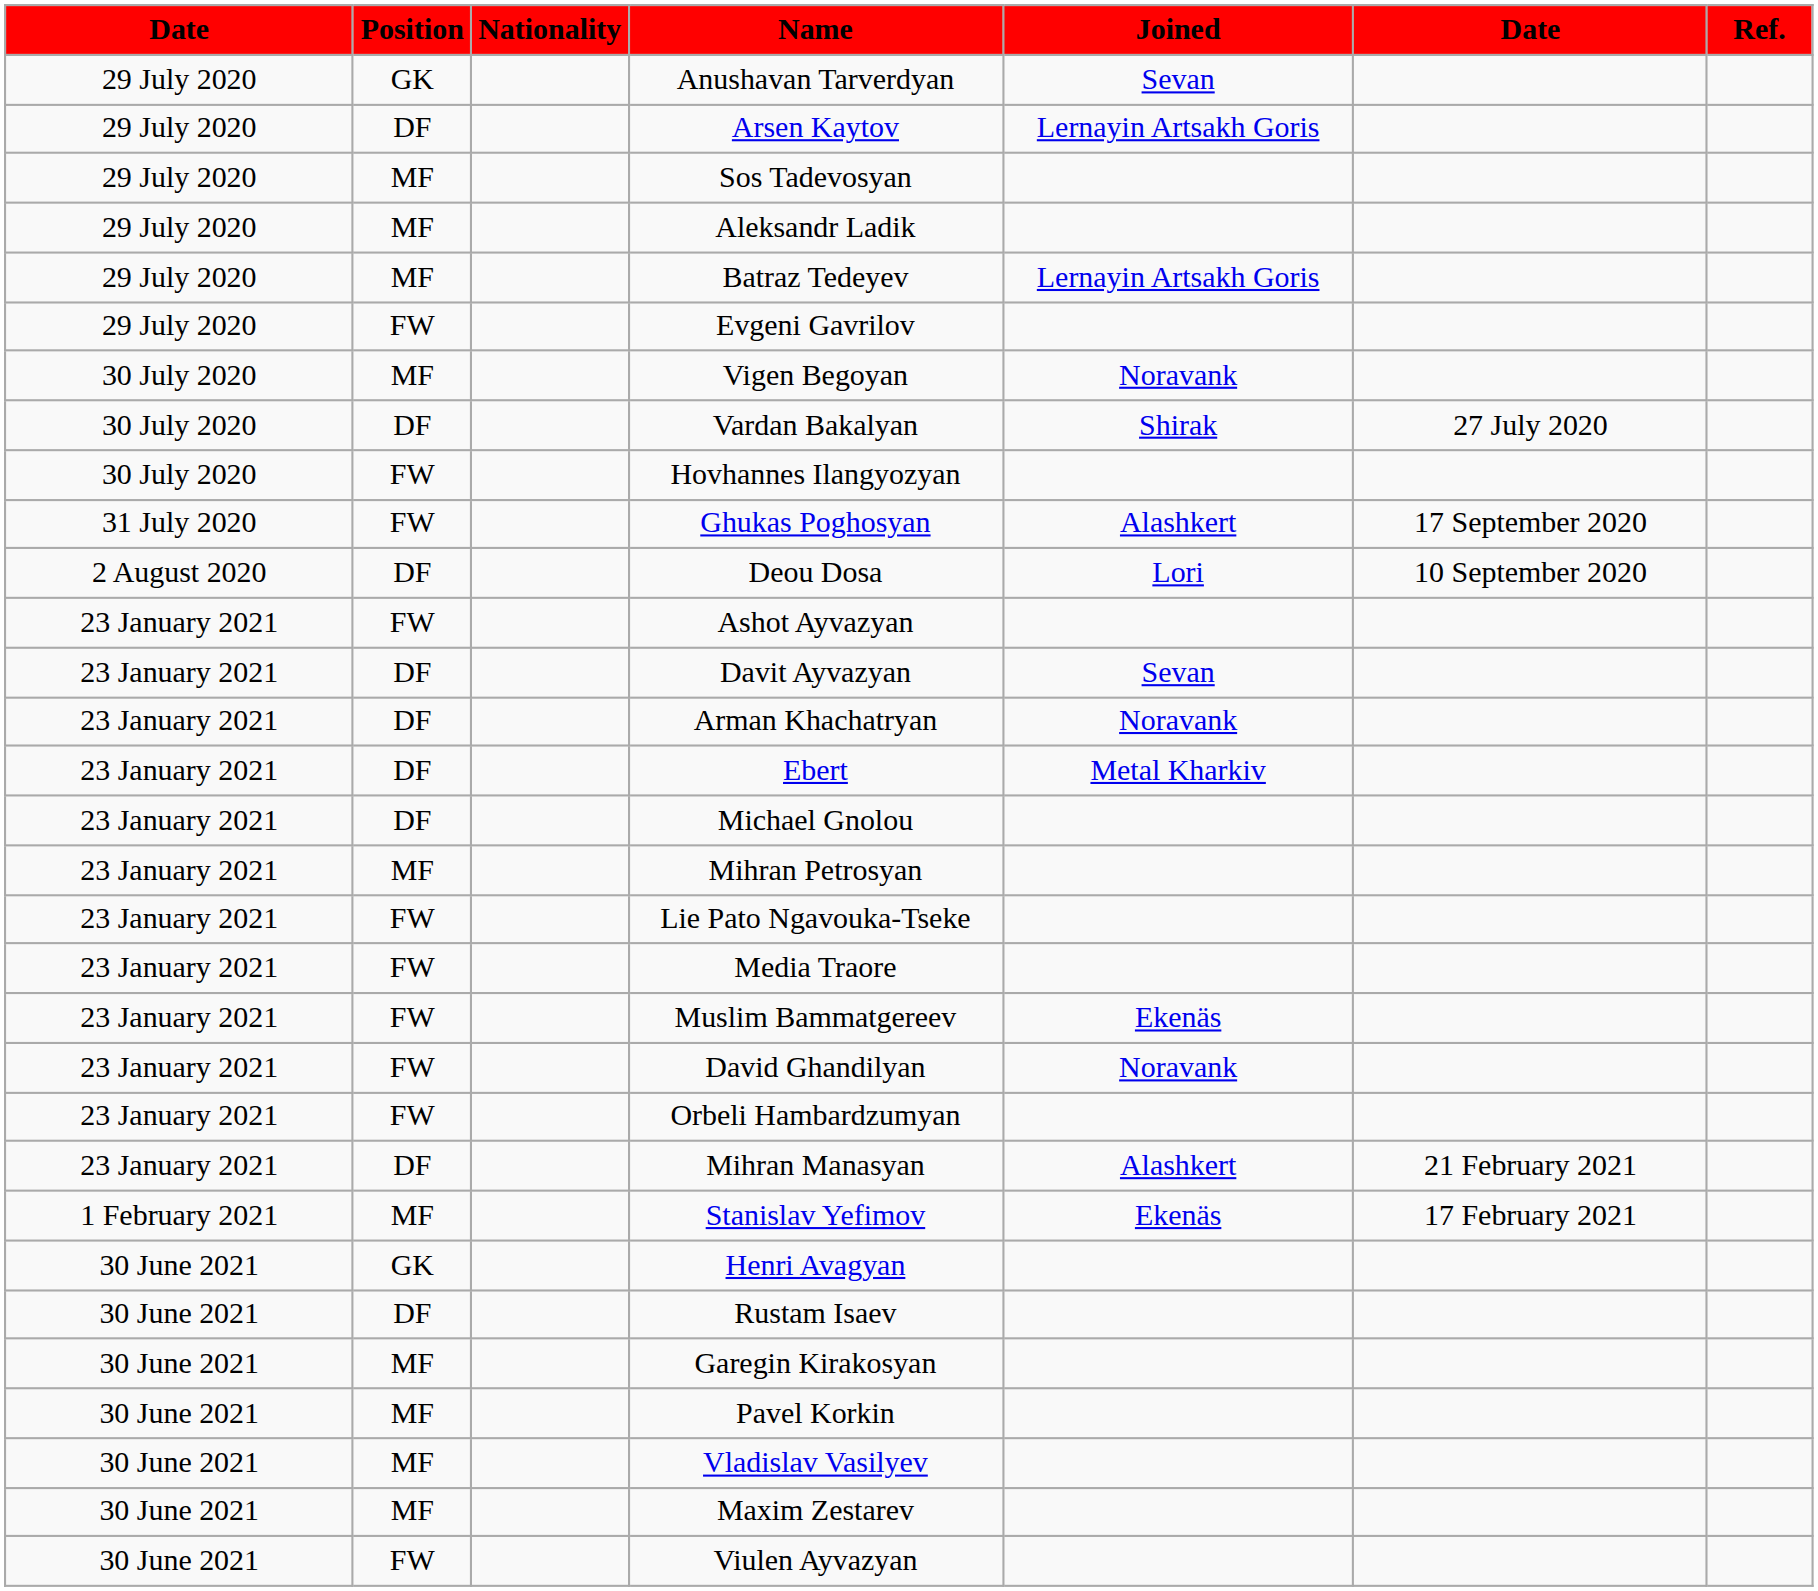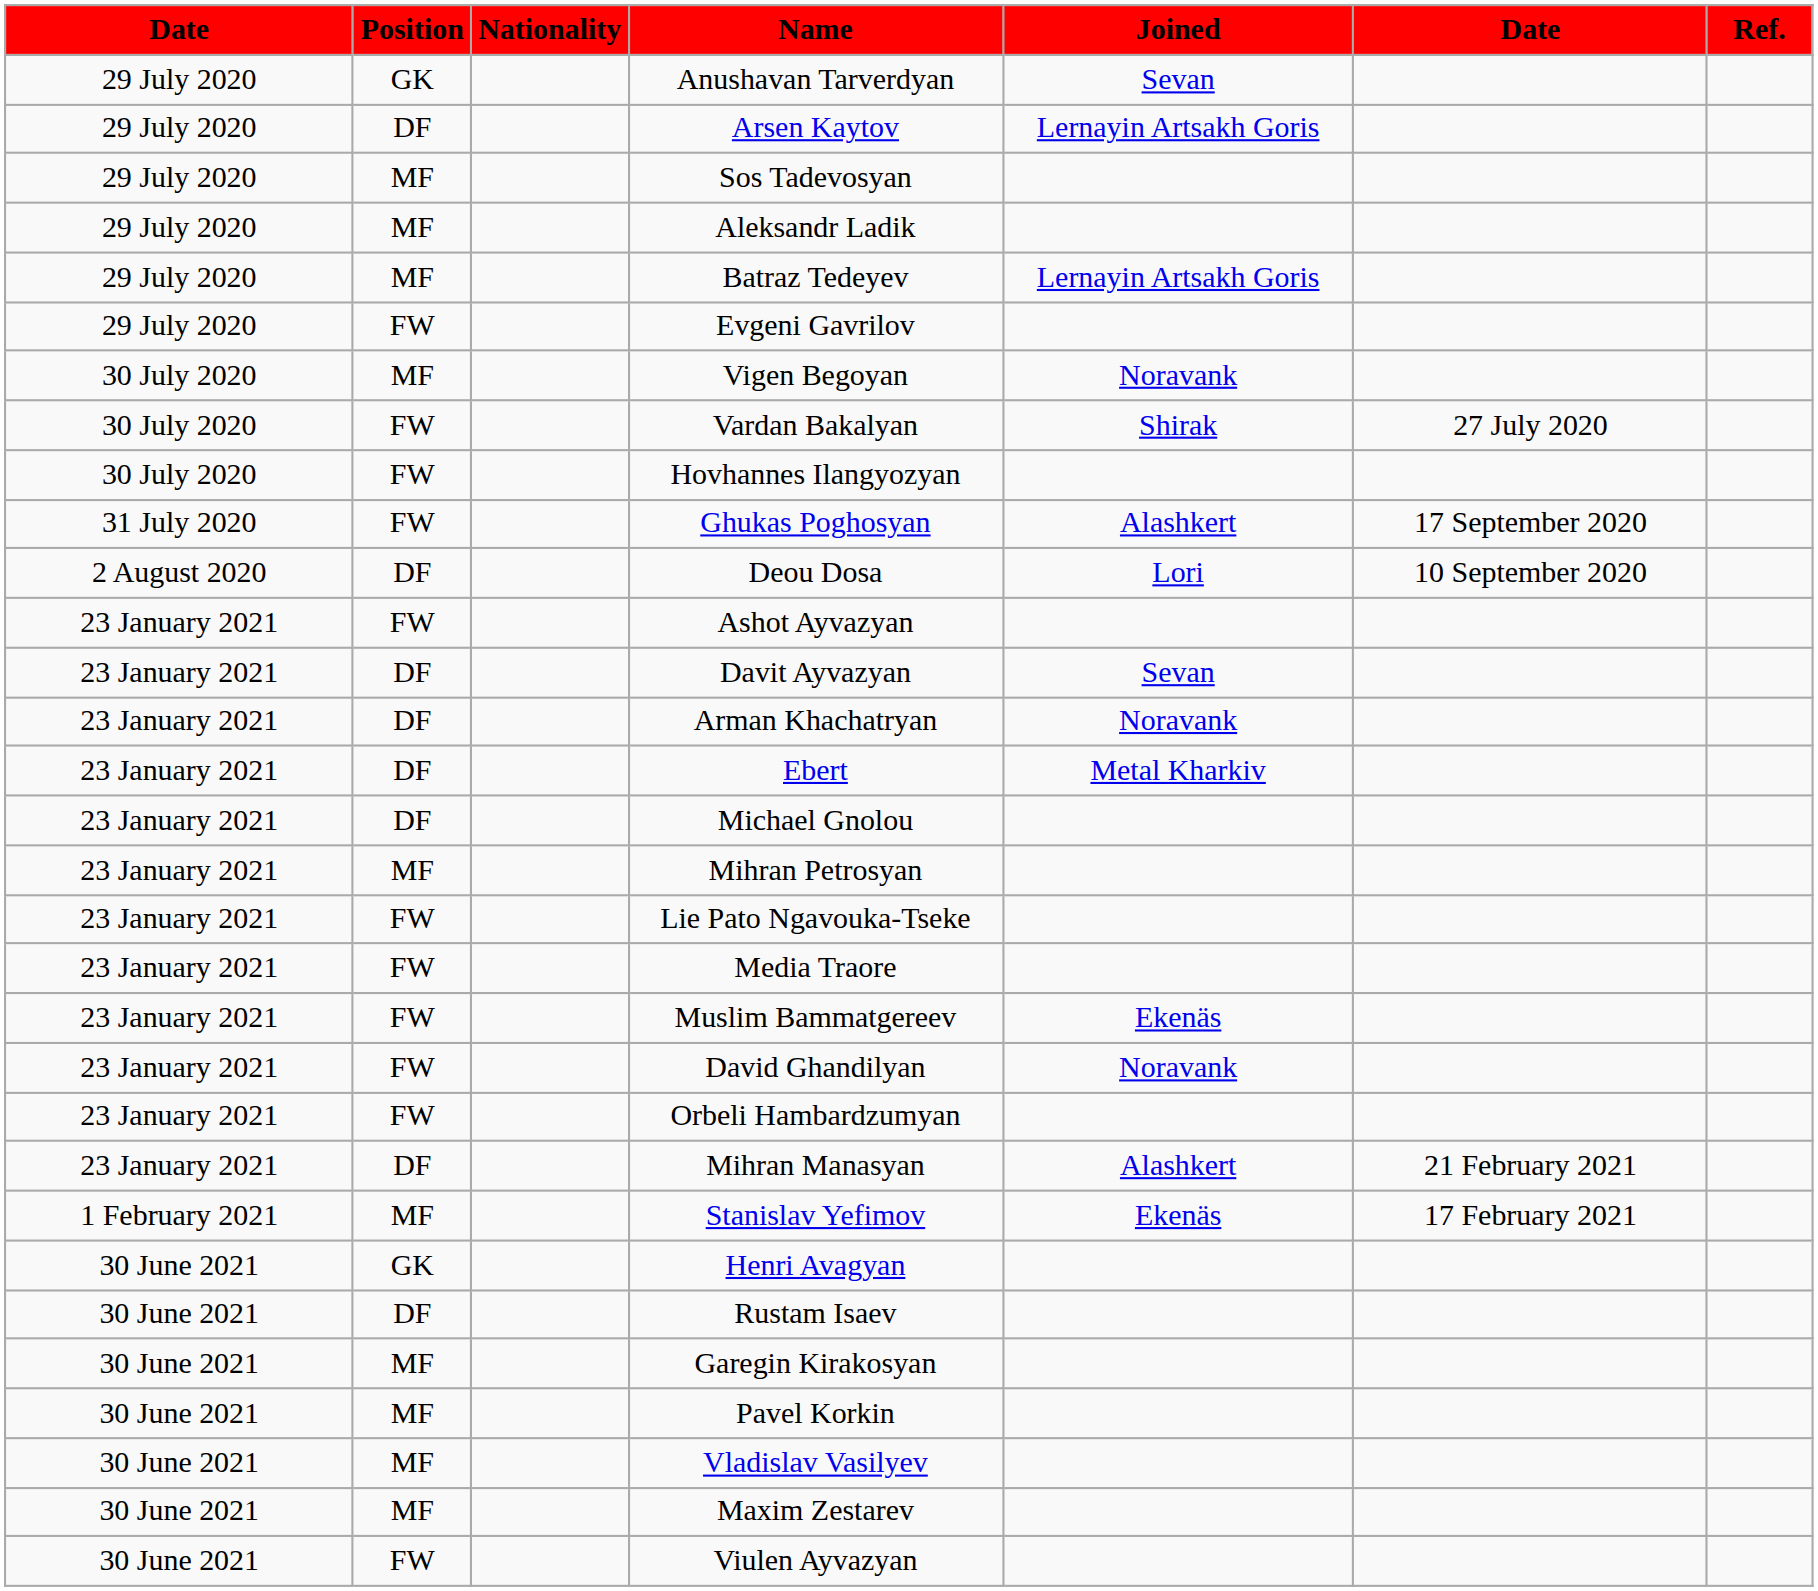(412, 424) DF -> (412, 424) FW
